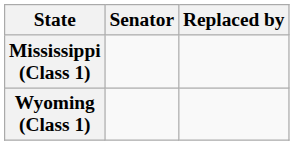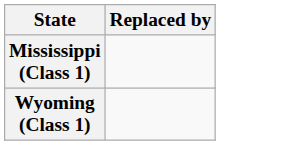- column: (142, 19)
